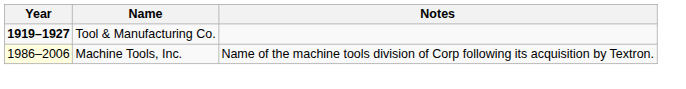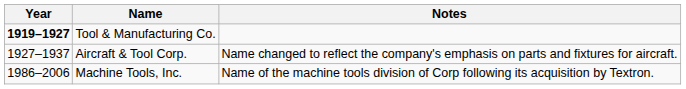+ row: (131, 53)
(39, 53) lightyellow background -> (39, 73) no background
